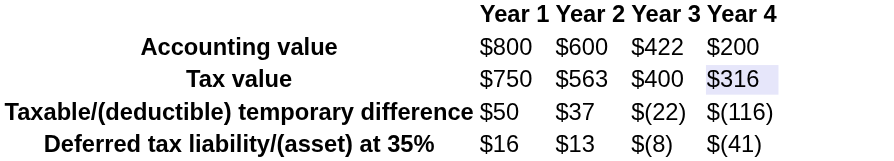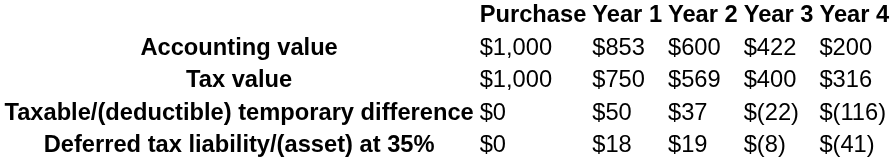+ column: (533, 14)
(506, 47) $800 -> (619, 47) $853
(582, 79) $563 -> (694, 79) $569
(733, 79) lavender background -> (846, 79) no background
(499, 144) $16 -> (612, 144) $18
(575, 144) $13 -> (688, 144) $19
